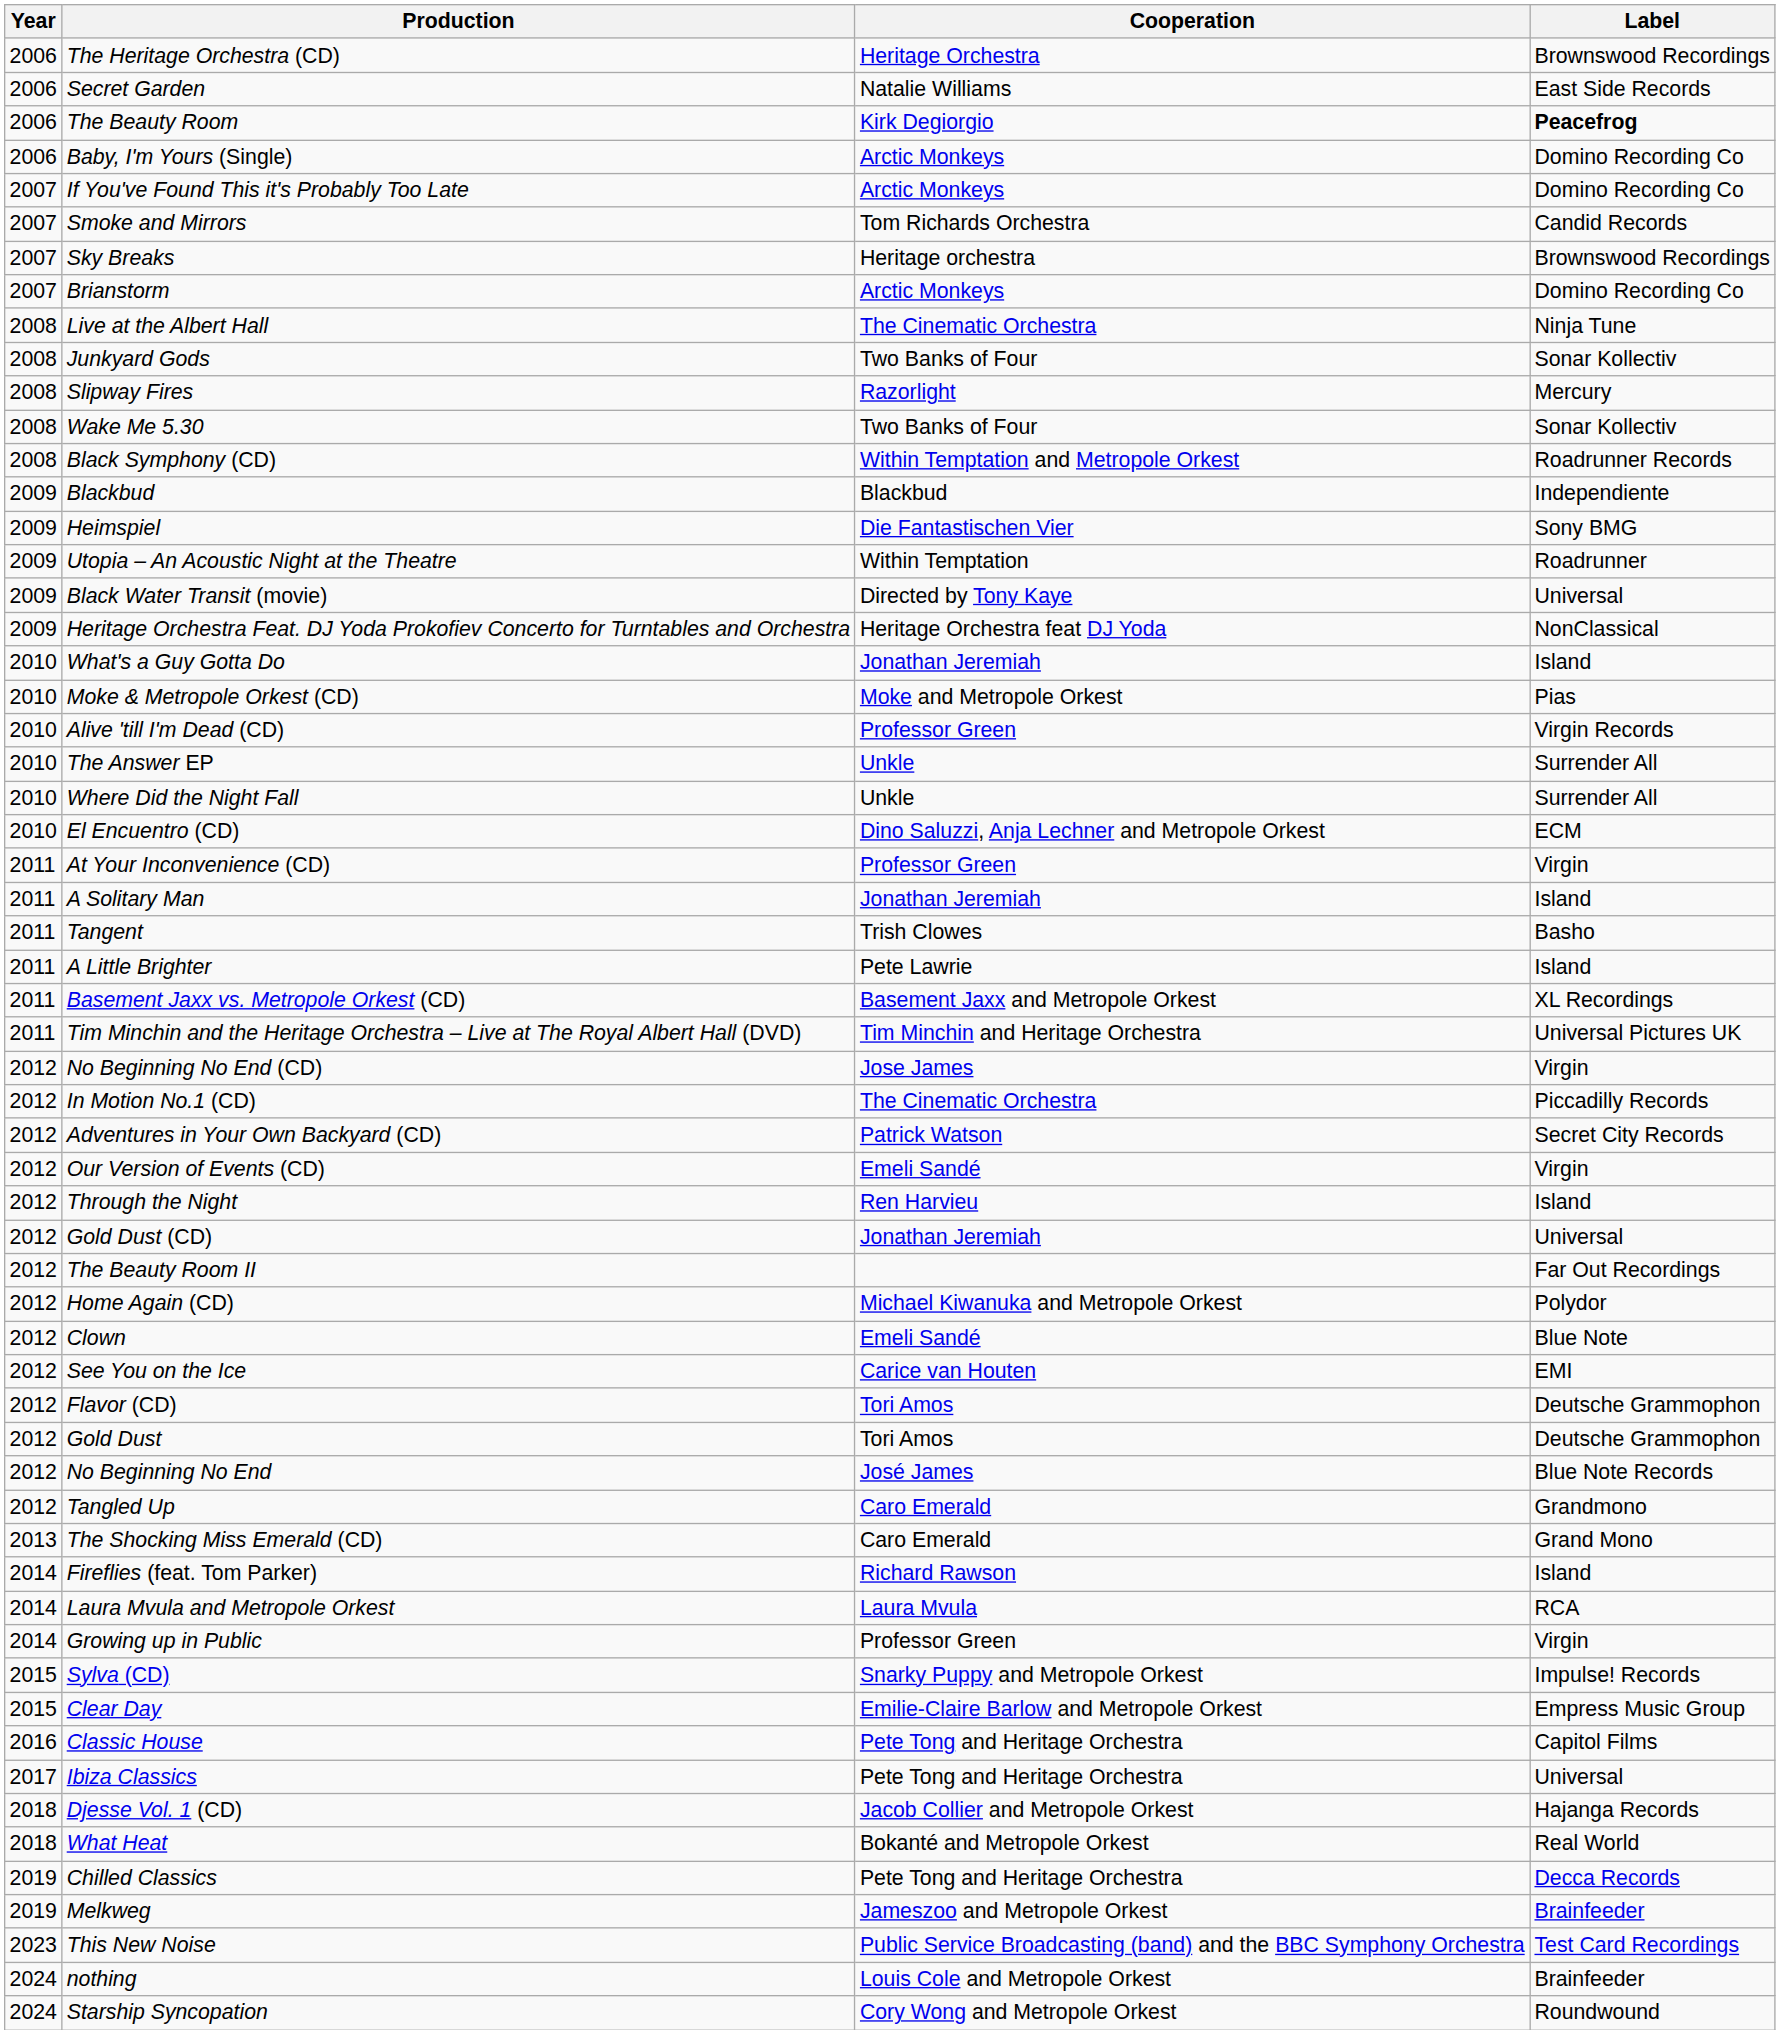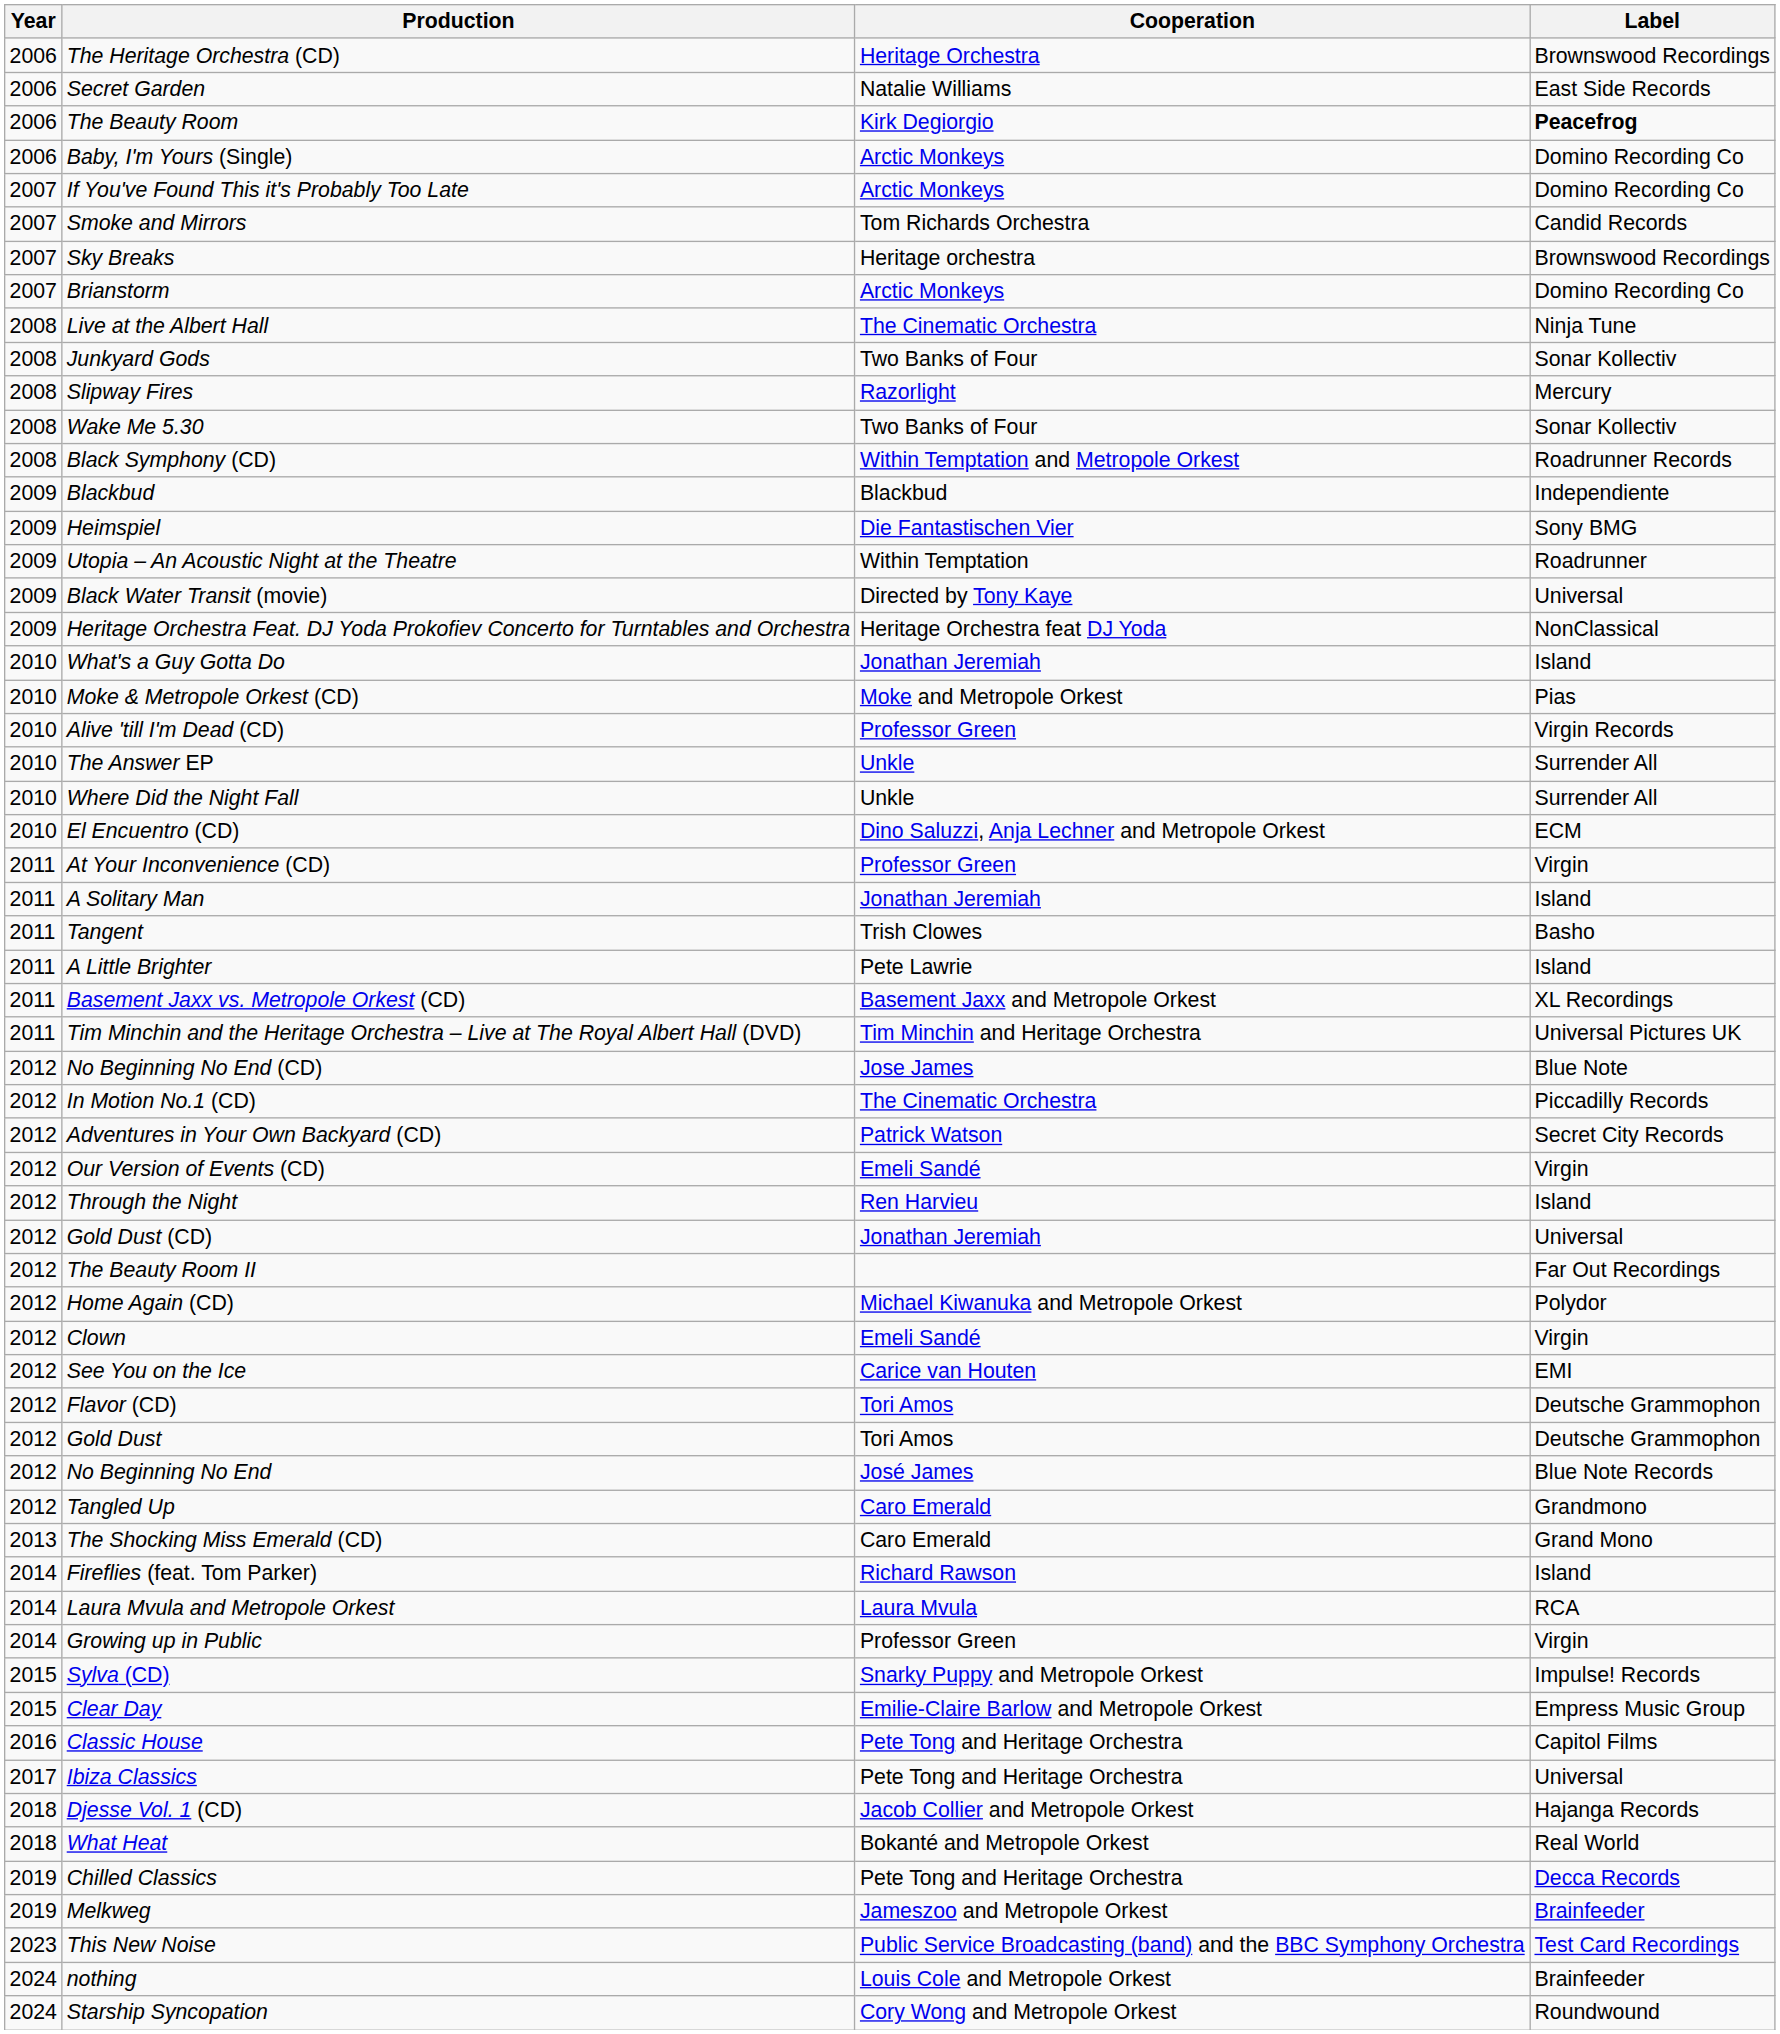(1561, 1067) Virgin -> (1581, 1067) Blue Note
(1581, 1337) Blue Note -> (1561, 1337) Virgin
